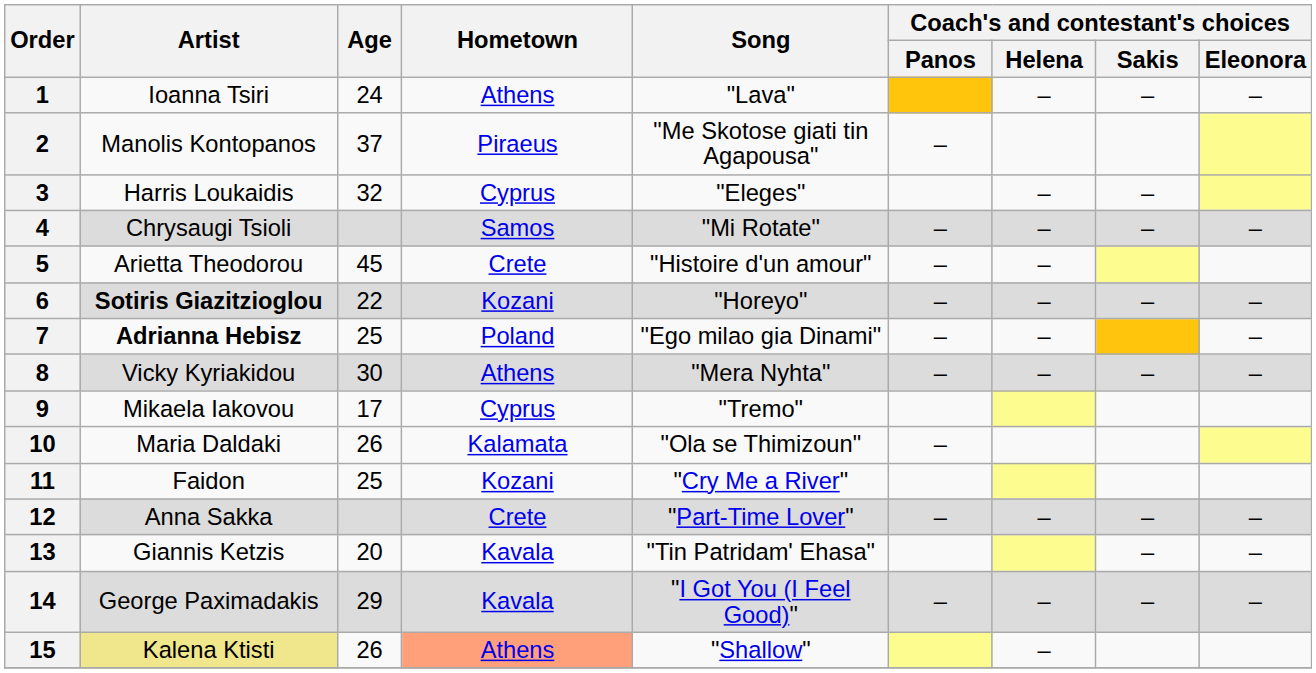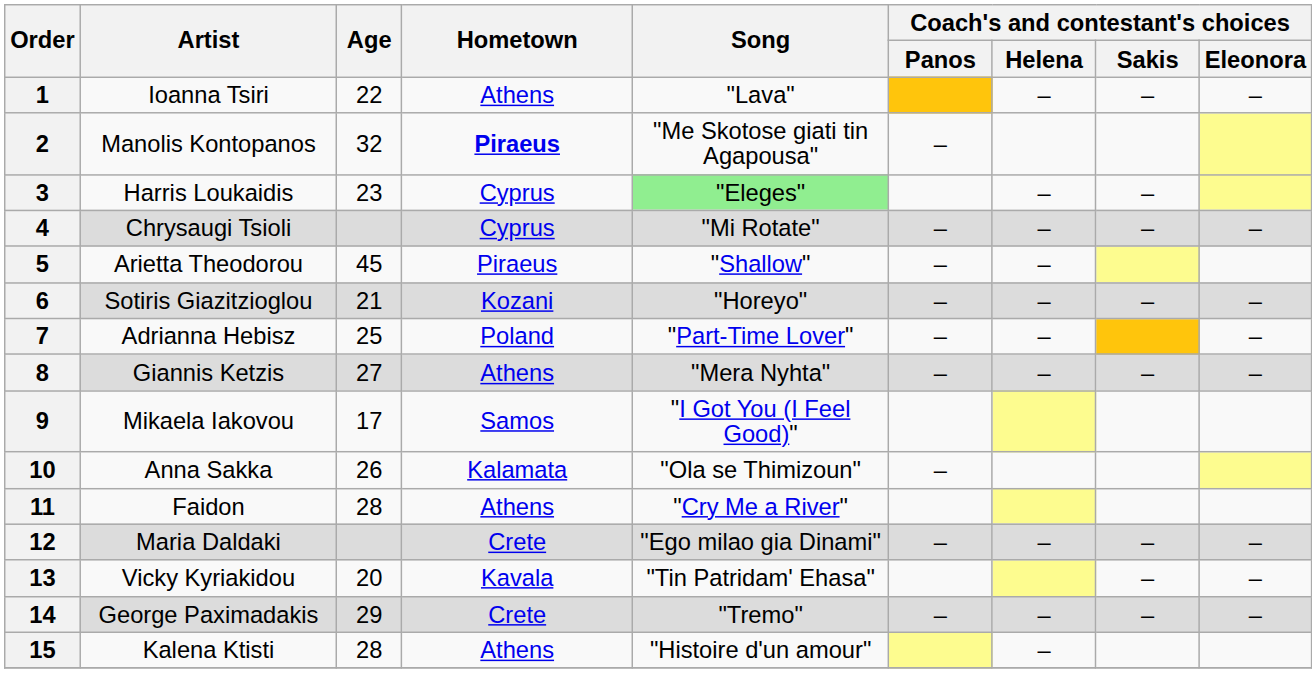(370, 95) 24 -> (369, 95) 22
(370, 144) 37 -> (369, 144) 32
(517, 144) normal -> (517, 144) bold
(370, 192) 32 -> (369, 192) 23
(761, 192) no background -> (761, 192) lightgreen background
(518, 228) Samos -> (517, 228) Cyprus
(517, 264) Crete -> (517, 264) Piraeus
(761, 264) "Histoire d'un amour" -> (761, 264) "Shallow"
(209, 300) bold -> (208, 300) normal
(370, 300) 22 -> (369, 300) 21
(209, 337) bold -> (208, 337) normal
(761, 337) "Ego milao gia Dinami" -> (761, 337) "Part-Time Lover"
(209, 373) Vicky Kyriakidou -> (208, 373) Giannis Ketzis
(370, 373) 30 -> (369, 373) 27
(517, 409) Cyprus -> (517, 421) Samos
(761, 409) "Tremo" -> (761, 421) "I Got You (I Feel Good)"
(209, 445) Maria Daldaki -> (208, 470) Anna Sakka
(370, 481) 25 -> (369, 506) 28
(518, 481) Kozani -> (517, 506) Athens
(209, 517) Anna Sakka -> (208, 542) Maria Daldaki
(761, 517) "Part-Time Lover" -> (761, 542) "Ego milao gia Dinami"
(209, 553) Giannis Ketzis -> (208, 578) Vicky Kyriakidou
(518, 602) Kavala -> (517, 614) Crete
(761, 602) "I Got You (I Feel Good)" -> (761, 614) "Tremo"
(209, 650) khaki background -> (208, 650) no background
(370, 650) 26 -> (369, 650) 28
(517, 650) lightsalmon background -> (517, 650) no background
(761, 650) "Shallow" -> (761, 650) "Histoire d'un amour"
